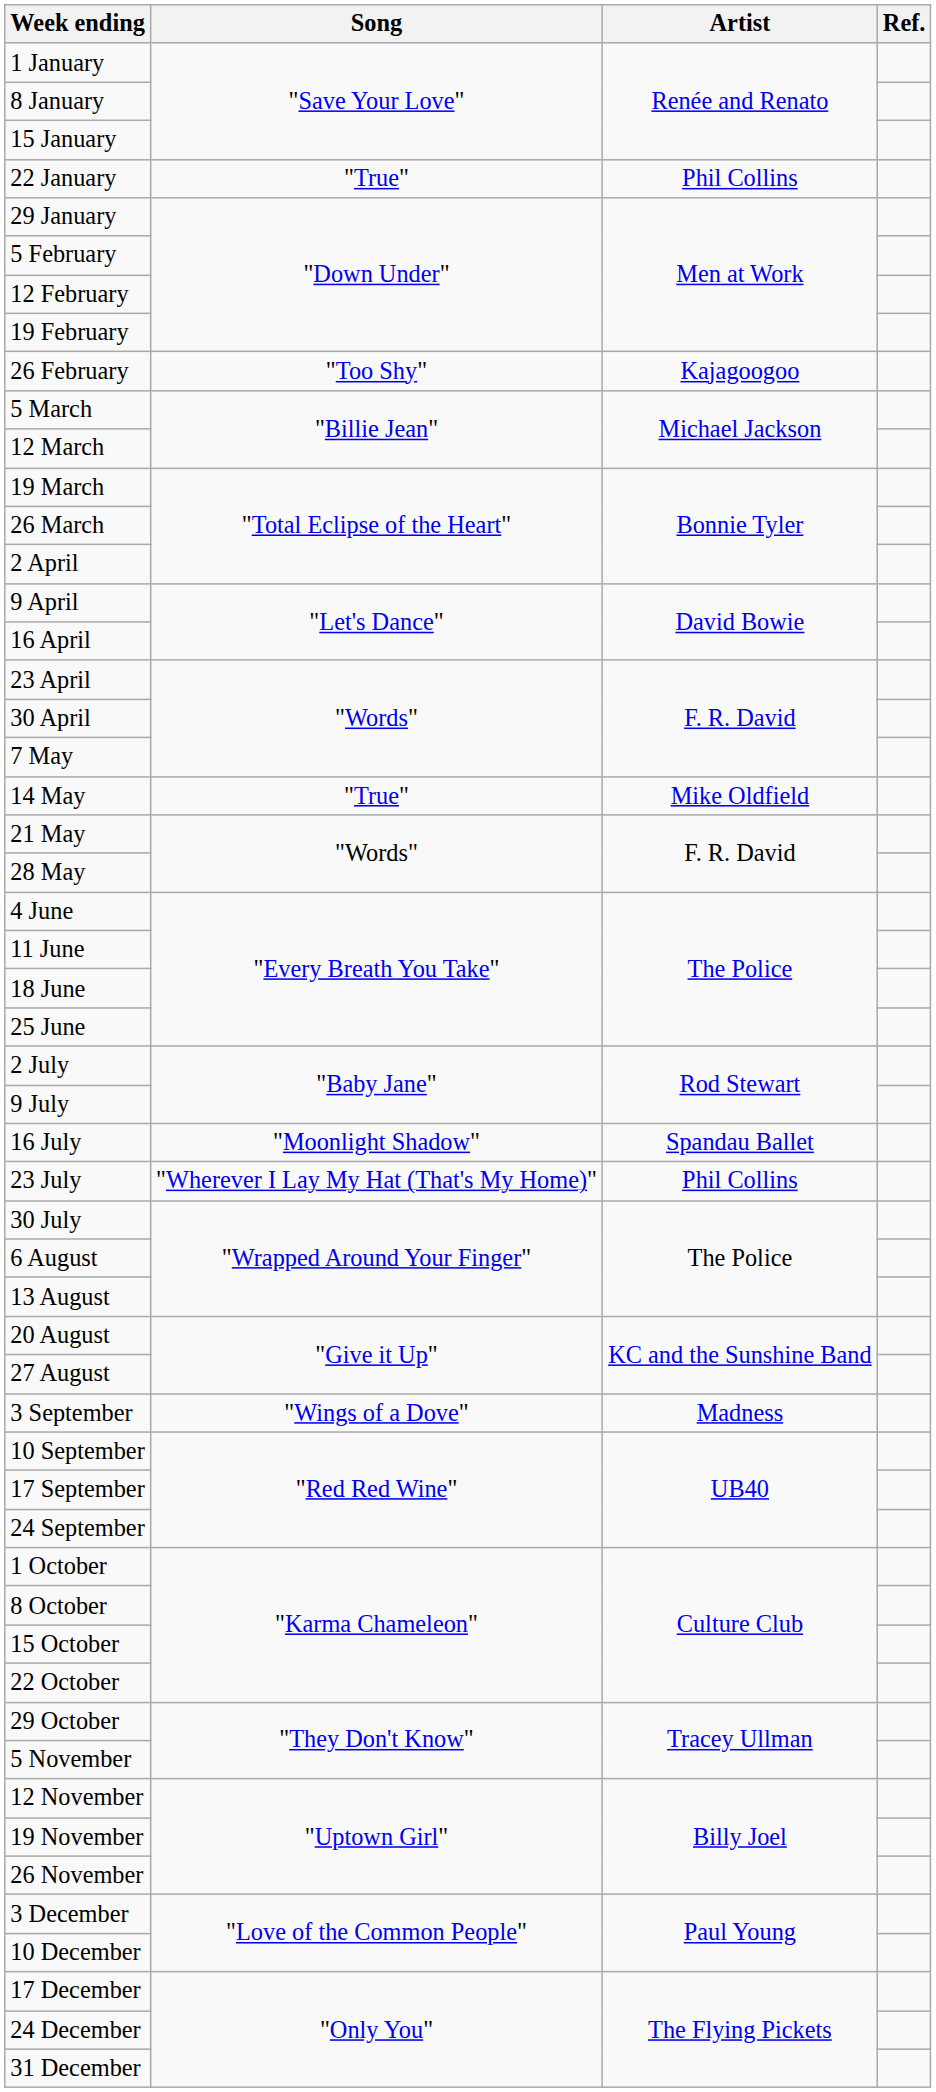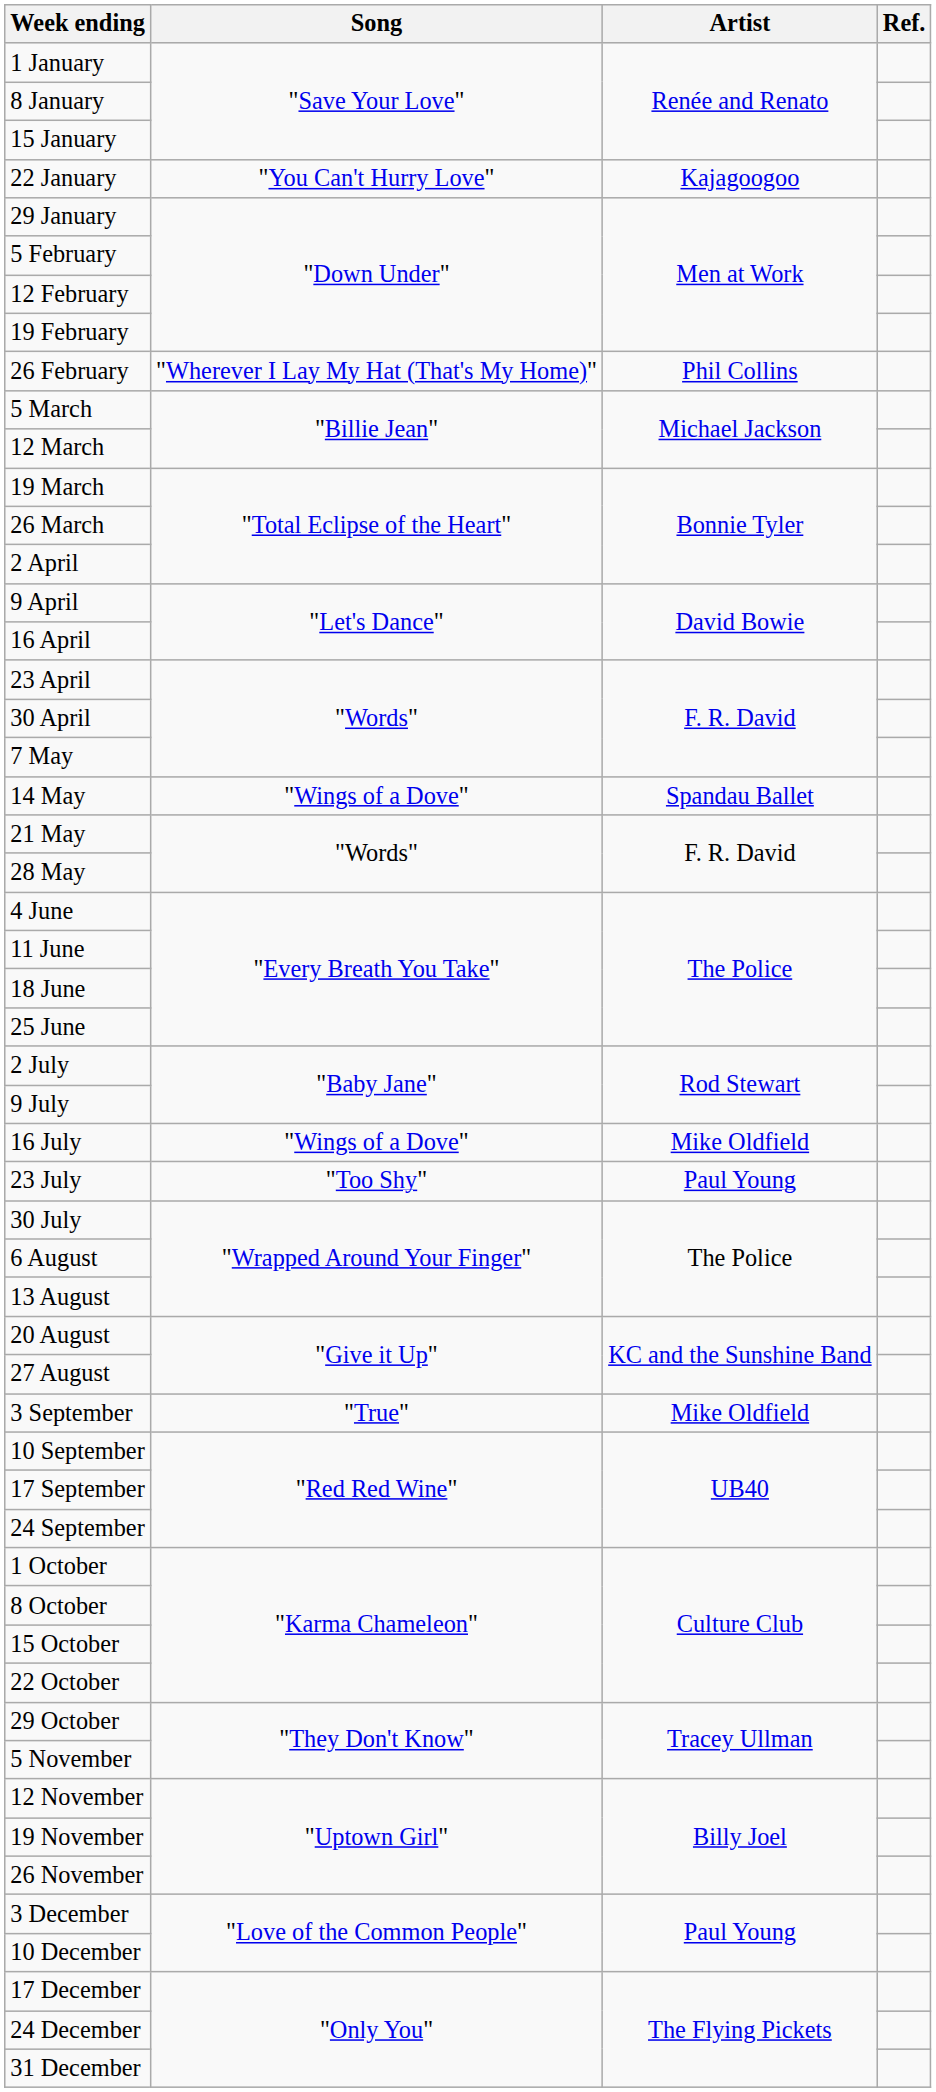(377, 178) "True" -> (377, 178) "You Can't Hurry Love"
(740, 178) Phil Collins -> (740, 178) Kajagoogoo
(376, 370) "Too Shy" -> (377, 370) "Wherever I Lay My Hat (That's My Home)"
(740, 370) Kajagoogoo -> (740, 370) Phil Collins
(377, 795) "True" -> (376, 795) "Wings of a Dove"
(740, 795) Mike Oldfield -> (740, 795) Spandau Ballet
(376, 1142) "Moonlight Shadow" -> (376, 1142) "Wings of a Dove"
(740, 1142) Spandau Ballet -> (740, 1142) Mike Oldfield
(377, 1180) "Wherever I Lay My Hat (That's My Home)" -> (376, 1180) "Too Shy"
(740, 1180) Phil Collins -> (740, 1180) Paul Young
(376, 1412) "Wings of a Dove" -> (377, 1412) "True"
(740, 1412) Madness -> (740, 1412) Mike Oldfield
